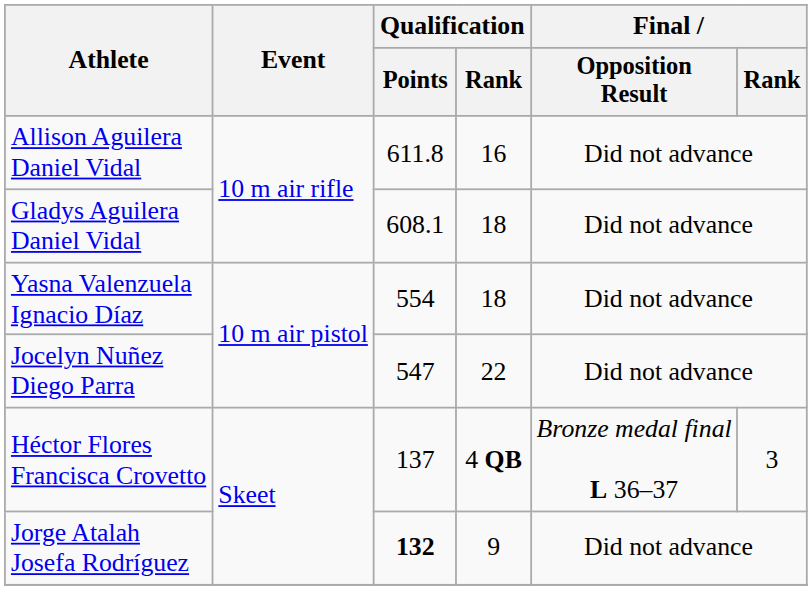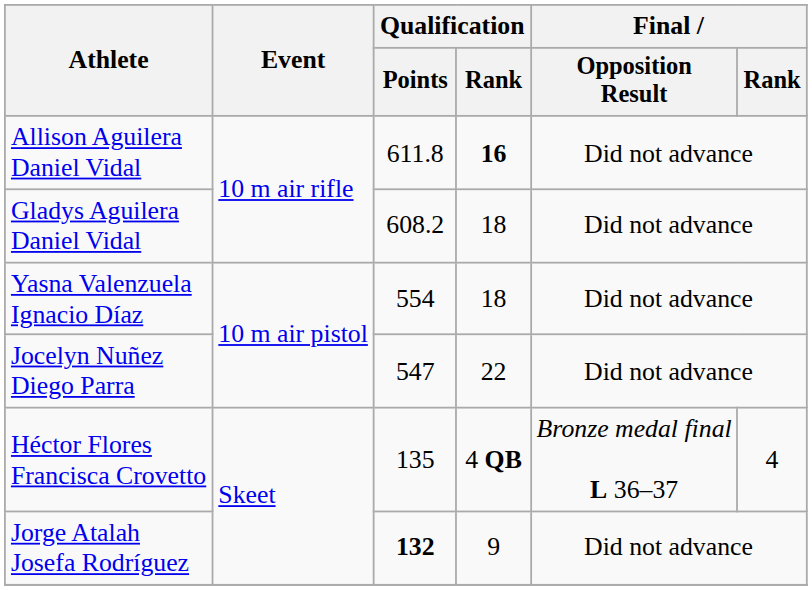(494, 152) normal -> (494, 152) bold
(415, 225) 608.1 -> (415, 225) 608.2
(415, 459) 137 -> (415, 459) 135
(772, 459) 3 -> (772, 459) 4
